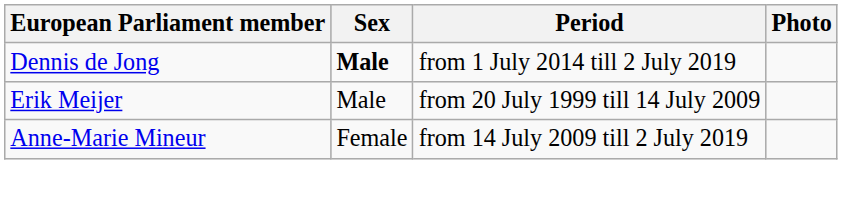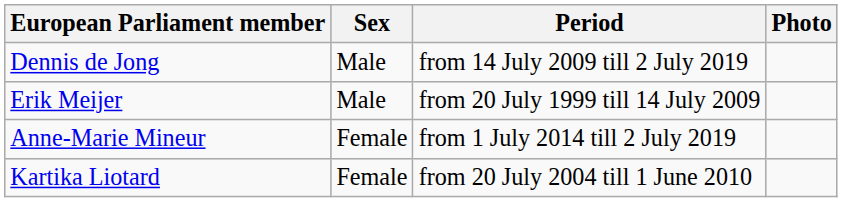(363, 61) bold -> (361, 61) normal
(577, 61) from 1 July 2014 till 2 July 2019 -> (583, 61) from 14 July 2009 till 2 July 2019
(583, 138) from 14 July 2009 till 2 July 2019 -> (577, 138) from 1 July 2014 till 2 July 2019
+ row: (85, 176)
